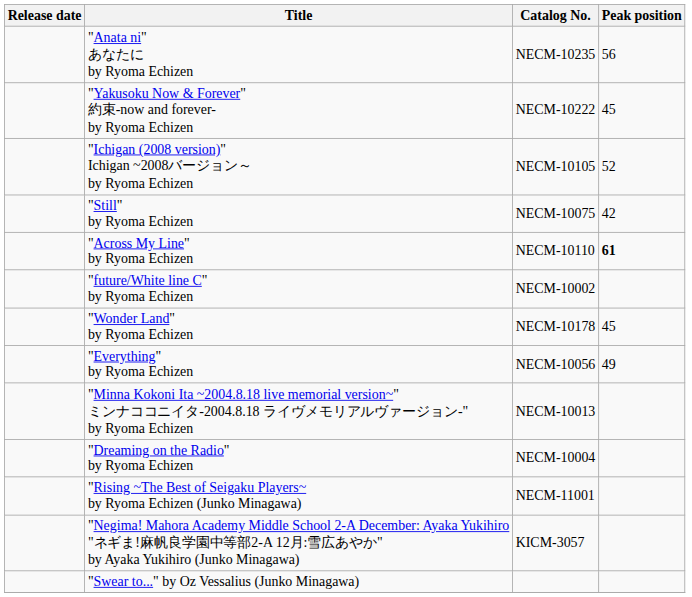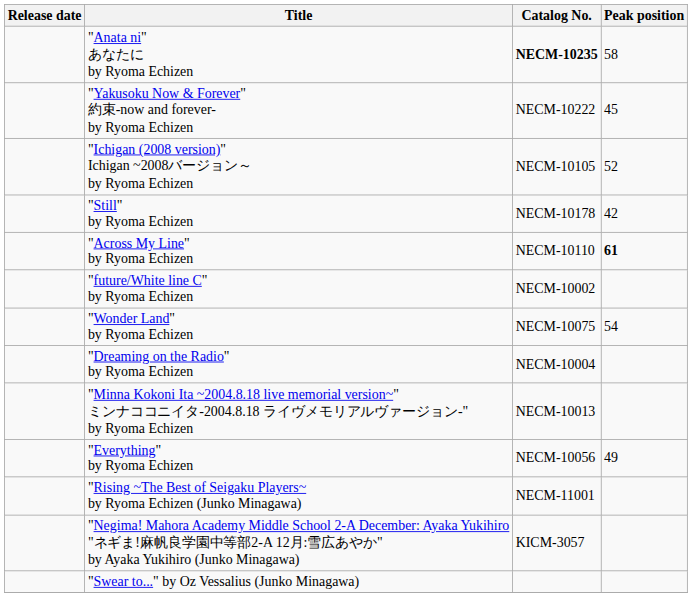(556, 54) normal -> (557, 54) bold
(609, 54) 56 -> (611, 54) 58
(556, 213) NECM-10075 -> (556, 213) NECM-10178
(556, 326) NECM-10178 -> (556, 326) NECM-10075
(609, 326) 45 -> (611, 326) 54
rows swapped: (141, 364) <-> (159, 458)
